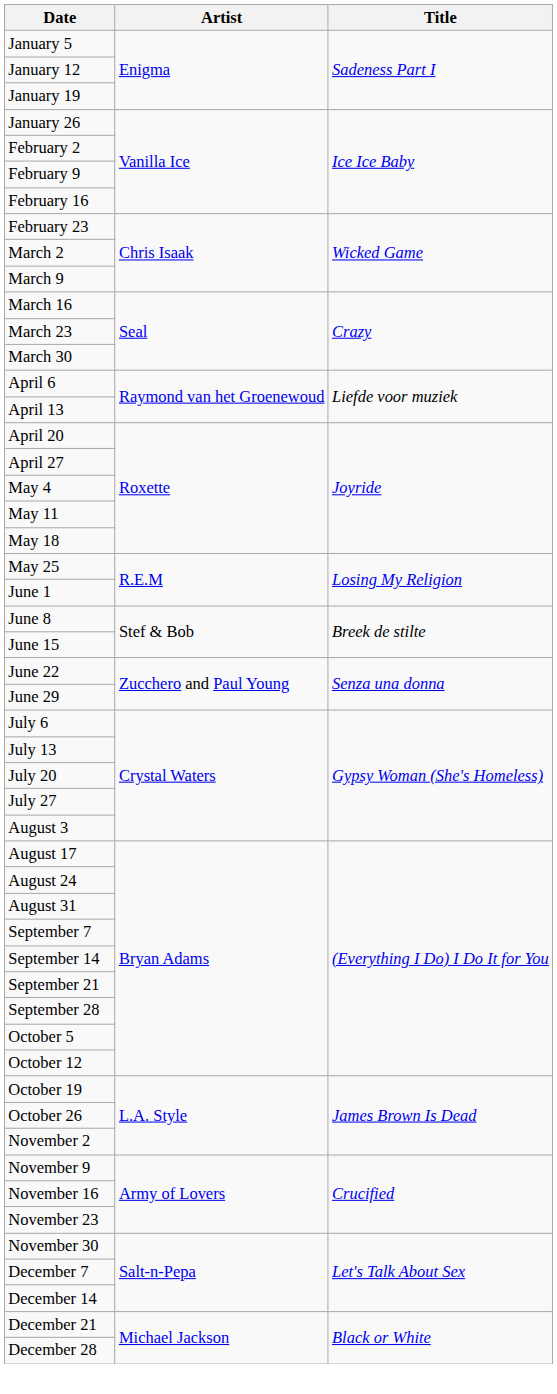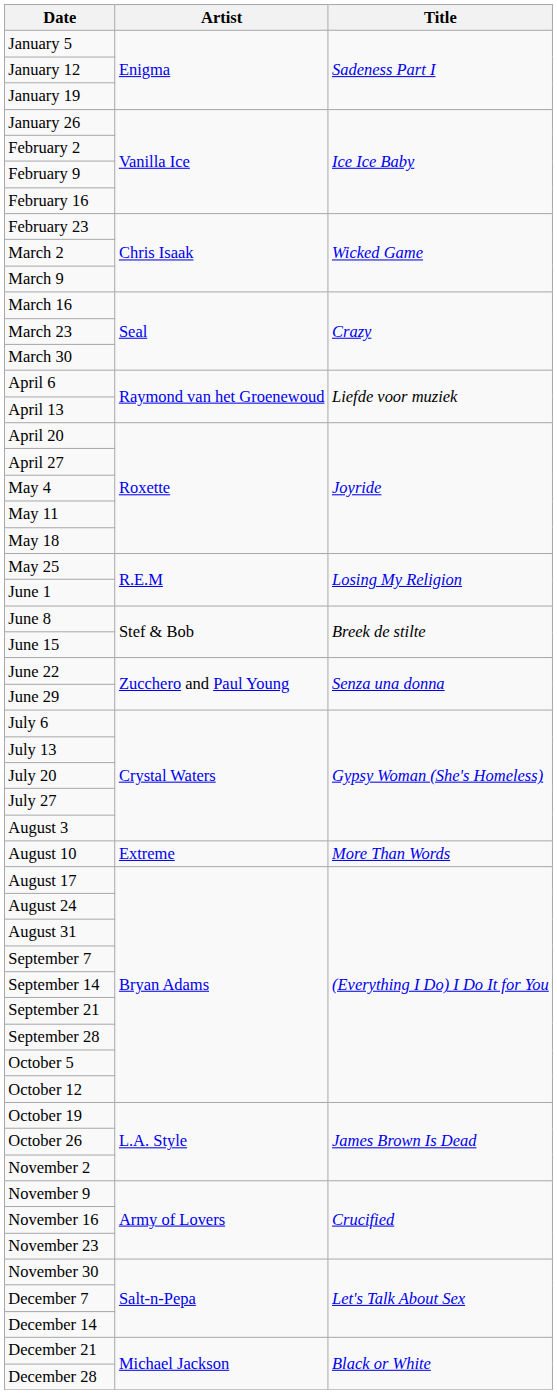+ row: (42, 853)
